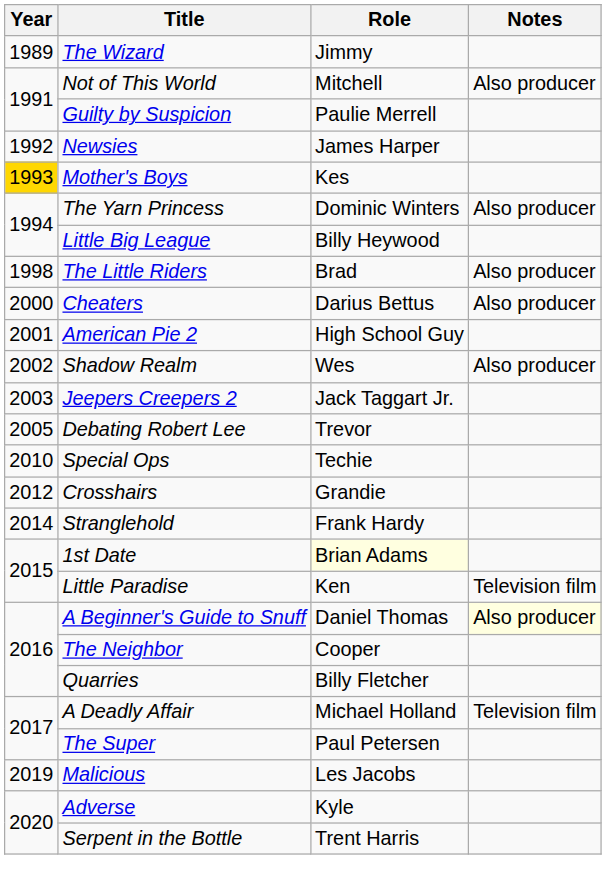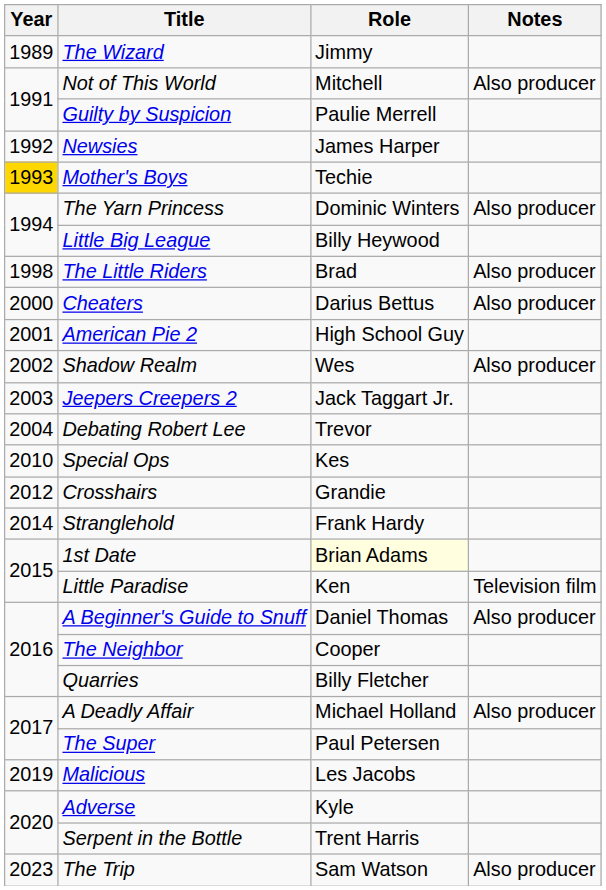(332, 177) Kes -> (344, 177) Techie
(31, 429) 2005 -> (31, 429) 2004
(344, 460) Techie -> (332, 460) Kes
(534, 618) lightyellow background -> (534, 618) no background
(535, 712) Television film -> (534, 712) Also producer
+ row: (99, 869)
